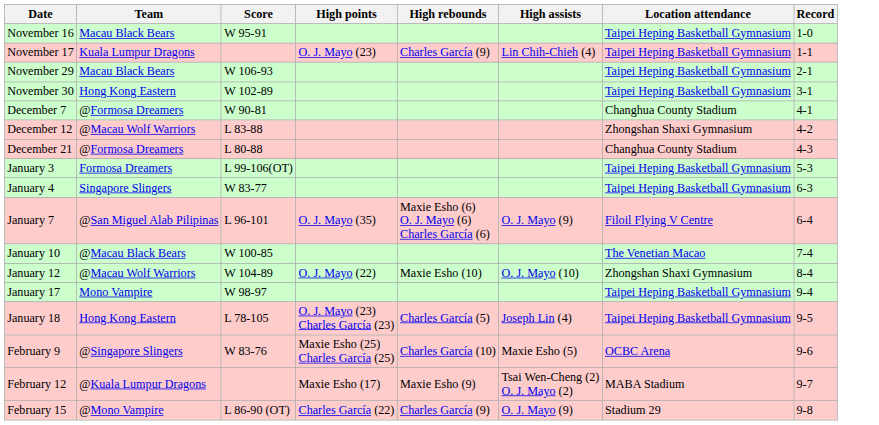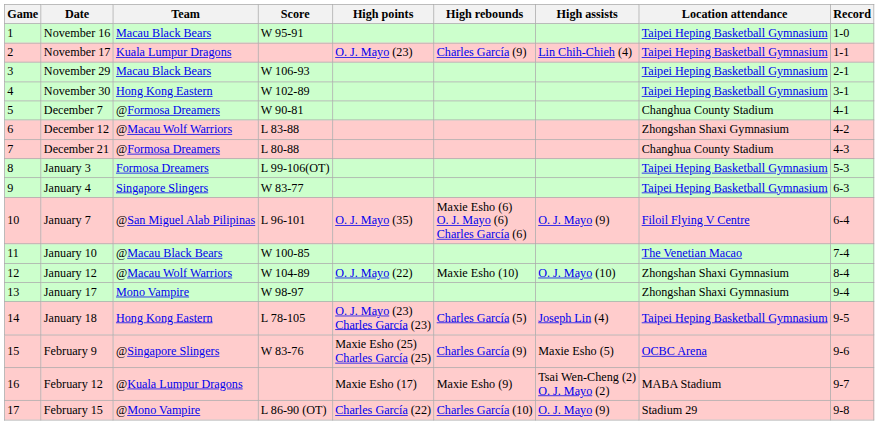+ column: (23, 14)
(698, 292) Taipei Heping Basketball Gymnasium -> (715, 292) Zhongshan Shaxi Gymnasium
(448, 351) Charles García (10) -> (482, 351) Charles García (9)
(445, 410) Charles García (9) -> (485, 410) Charles García (10)
